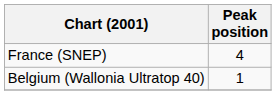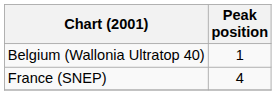rows swapped: (106, 78) <-> (57, 55)
